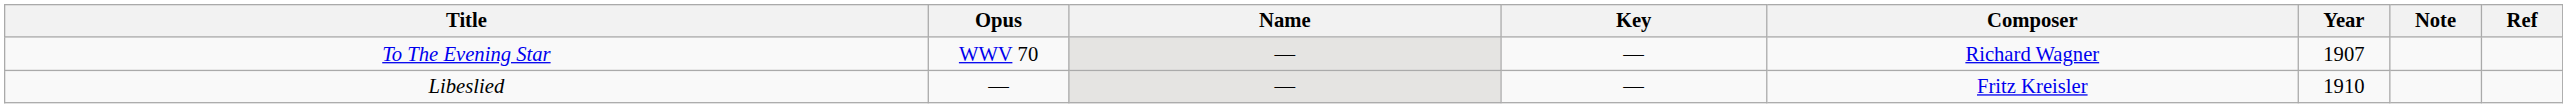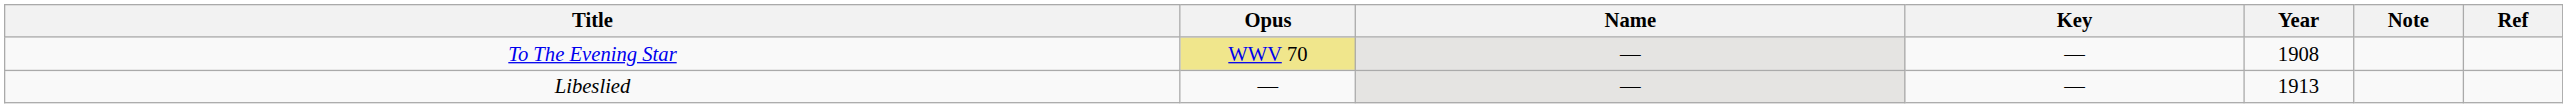- column: (2032, 20)
(999, 53) no background -> (1268, 53) khaki background
(2344, 53) 1907 -> (2299, 53) 1908
(2344, 86) 1910 -> (2299, 86) 1913
